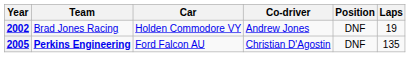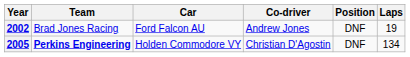(188, 28) Holden Commodore VY -> (170, 28) Ford Falcon AU
(170, 44) Ford Falcon AU -> (188, 44) Holden Commodore VY
(391, 44) 135 -> (391, 44) 134
